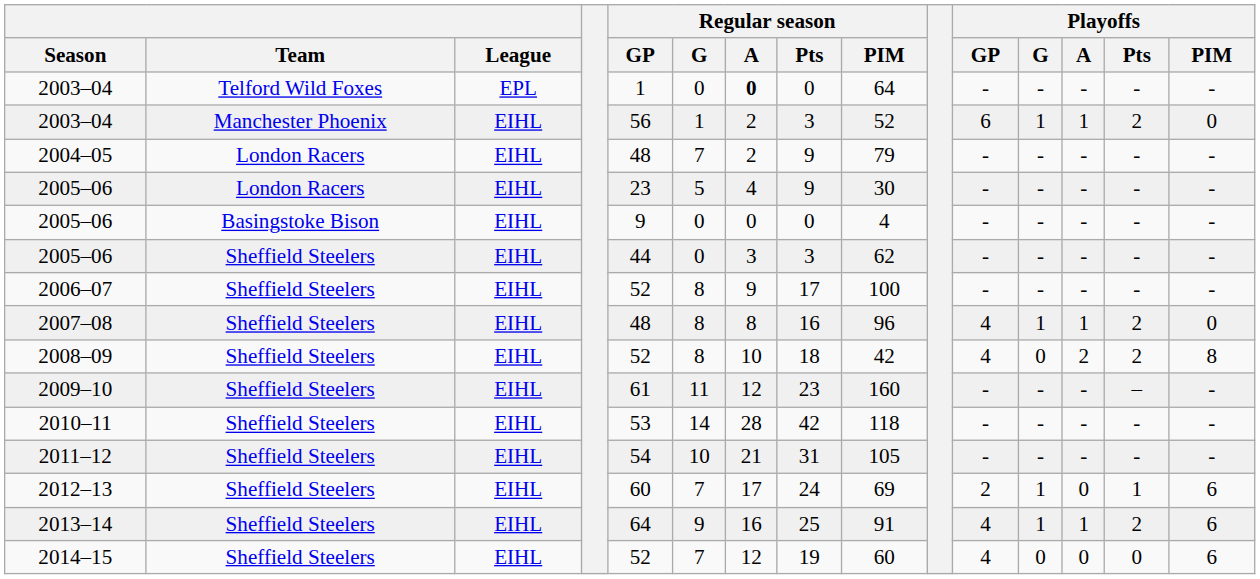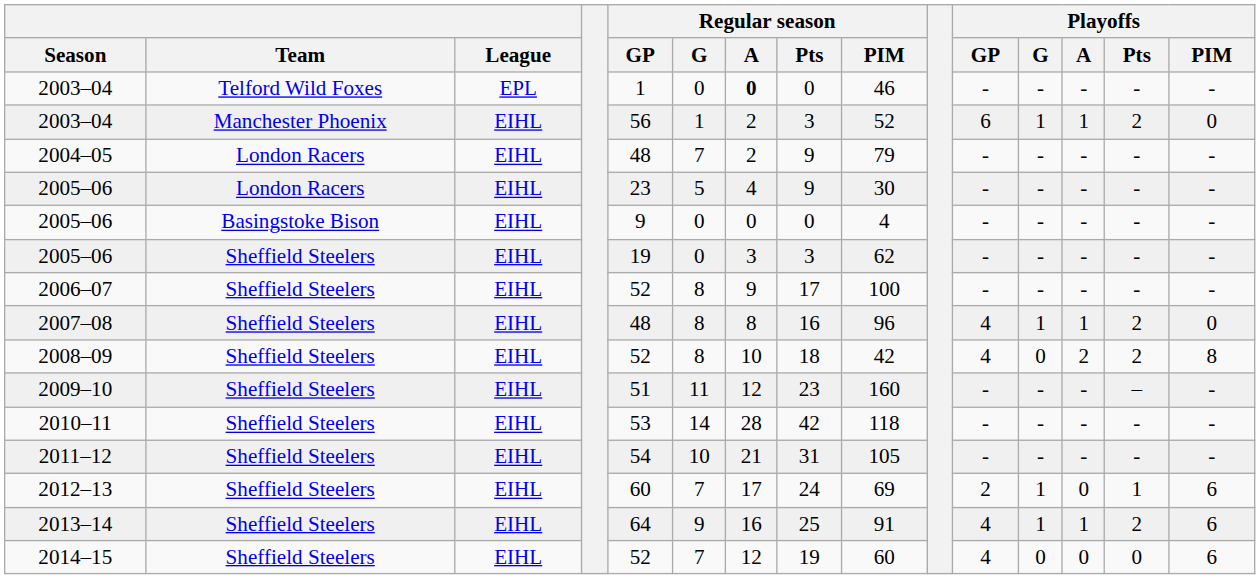(884, 88) 64 -> (884, 88) 46
(640, 255) 44 -> (640, 255) 19
(640, 389) 61 -> (640, 389) 51
